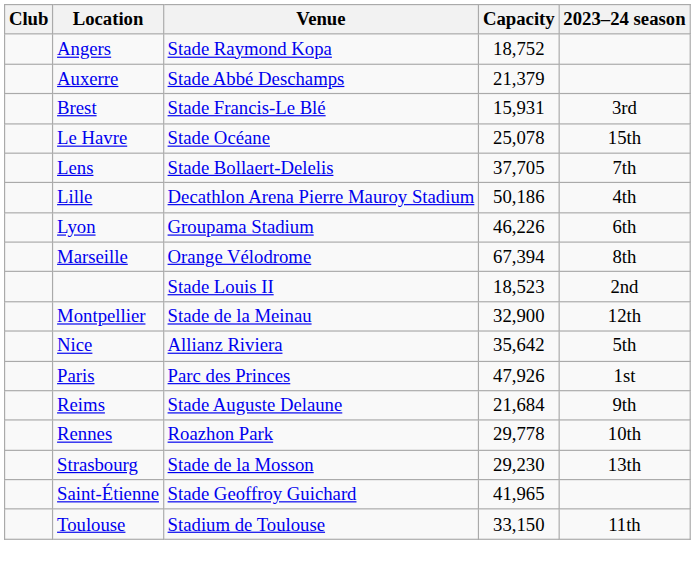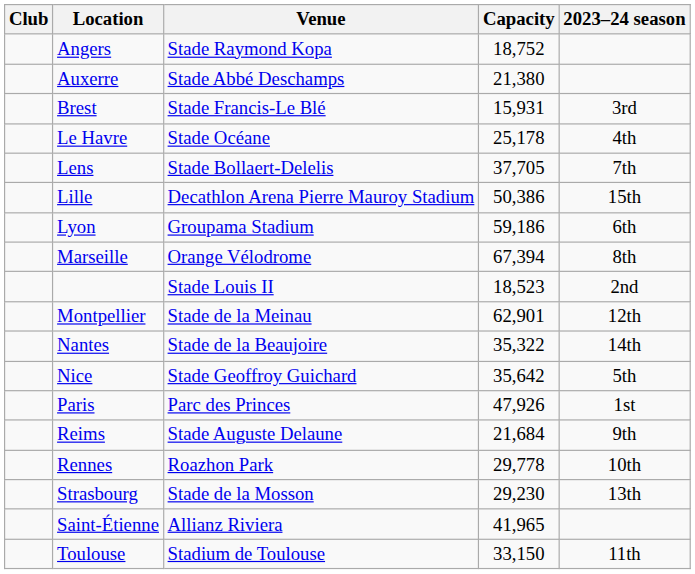(519, 78) 21,379 -> (519, 78) 21,380
(519, 138) 25,078 -> (519, 138) 25,178
(624, 138) 15th -> (624, 138) 4th
(519, 197) 50,186 -> (519, 197) 50,386
(624, 197) 4th -> (624, 197) 15th
(519, 227) 46,226 -> (519, 227) 59,186
(519, 316) 32,900 -> (519, 316) 62,901
+ row: (83, 345)
(225, 345) Allianz Riviera -> (262, 375) Stade Geoffroy Guichard
(262, 494) Stade Geoffroy Guichard -> (225, 524) Allianz Riviera
